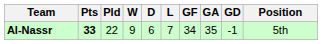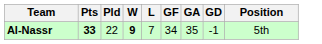- column: (151, 13)
(132, 30) normal -> (132, 30) bold
